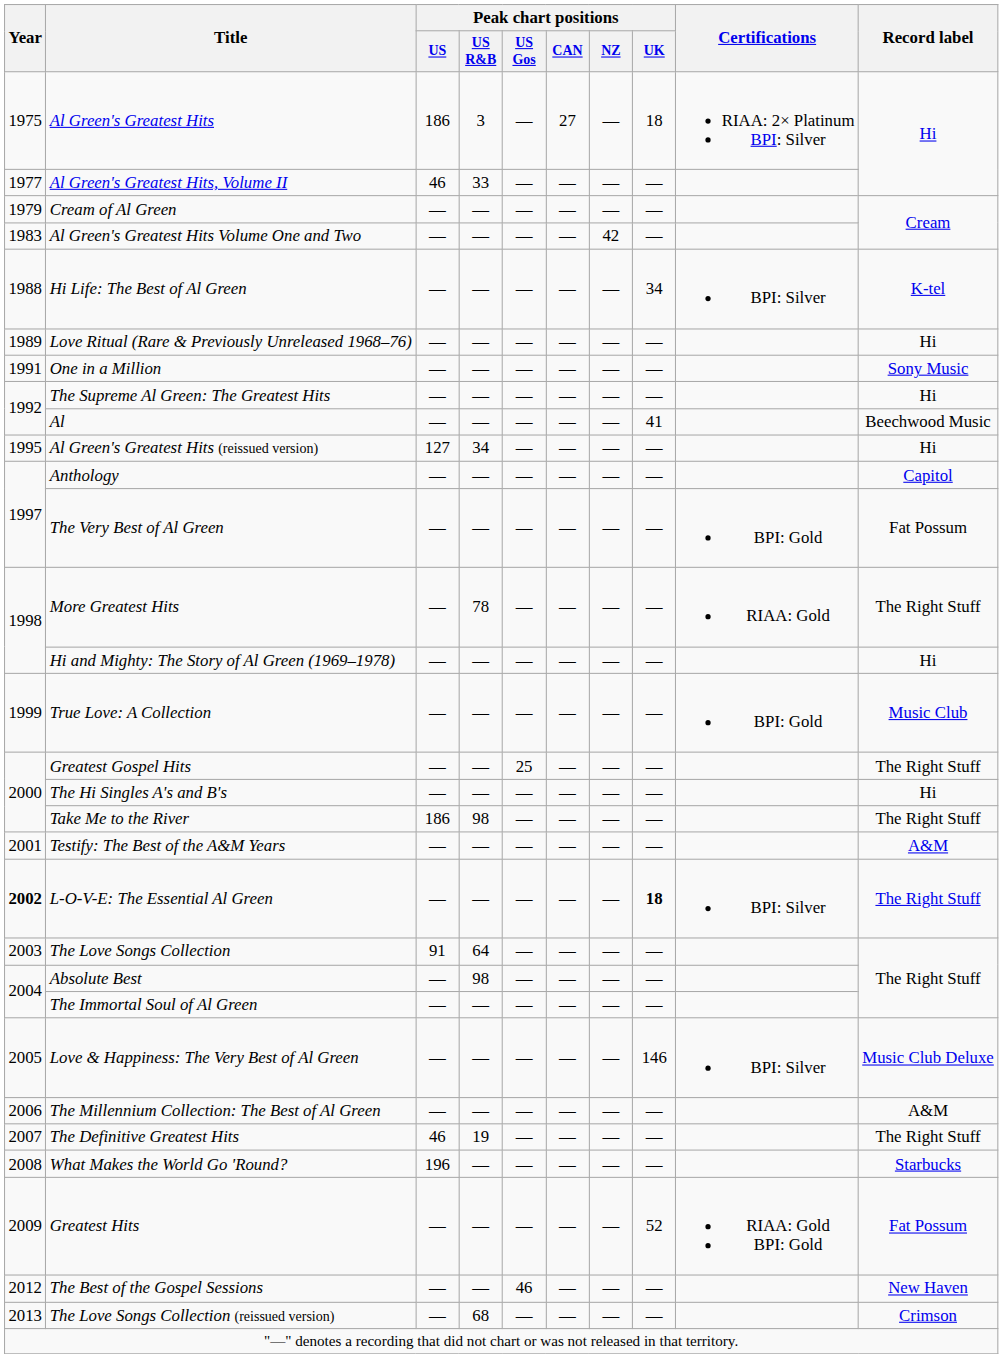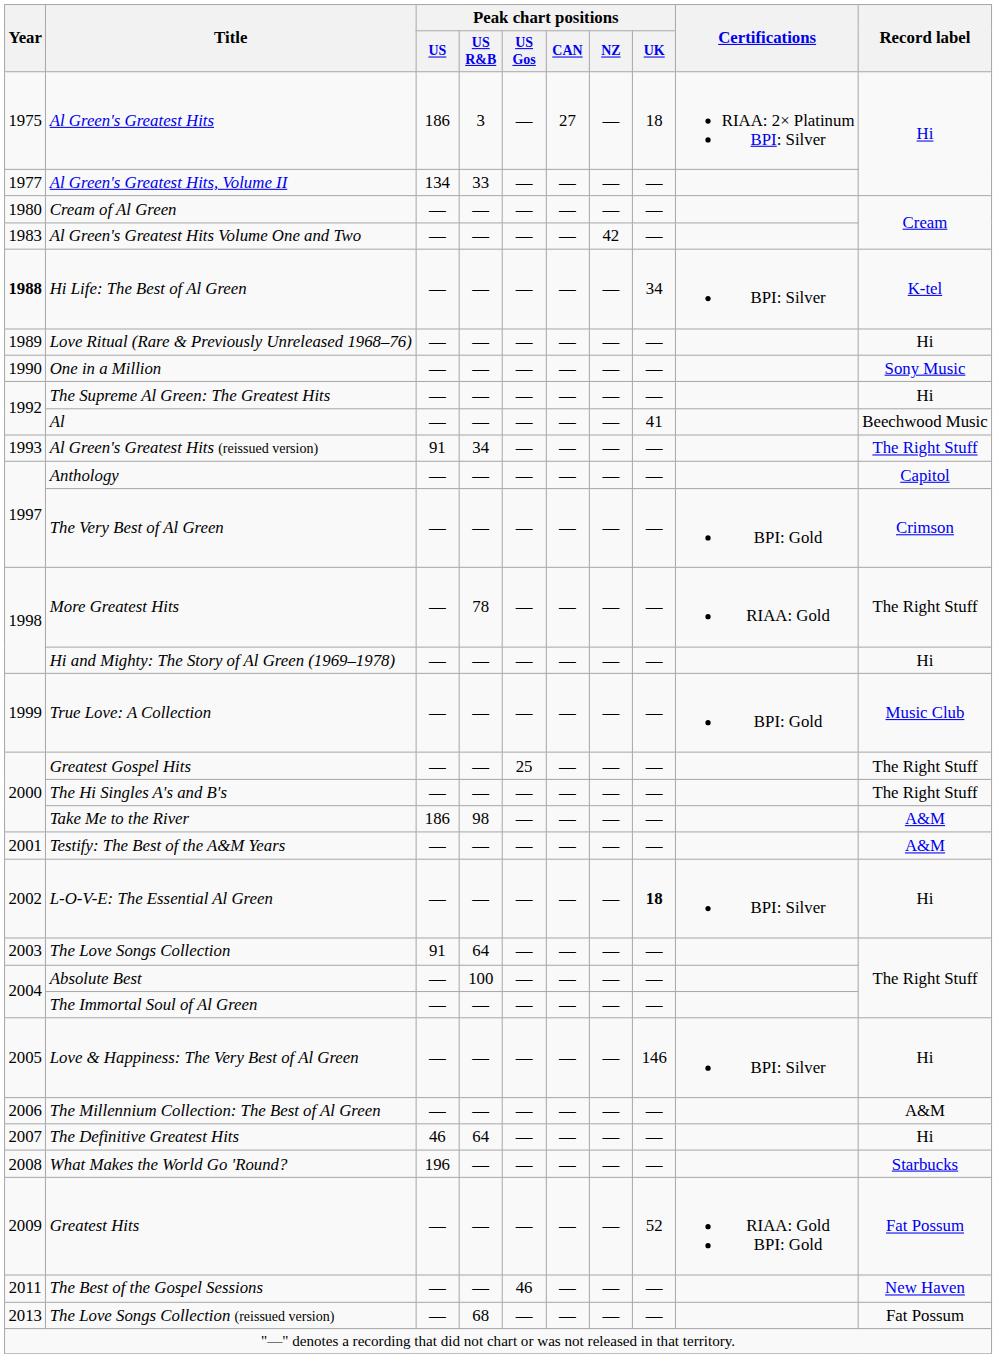(437, 182) 46 -> (437, 182) 134
(25, 209) 1979 -> (25, 209) 1980
(25, 288) normal -> (25, 288) bold
(25, 368) 1991 -> (25, 368) 1990
(25, 448) 1995 -> (25, 448) 1993
(437, 448) 127 -> (437, 448) 91
(928, 448) Hi -> (925, 448) The Right Stuff
(928, 527) Fat Possum -> (925, 527) Crimson
(928, 792) Hi -> (925, 792) The Right Stuff
(928, 819) The Right Stuff -> (925, 819) A&M
(25, 898) bold -> (25, 898) normal
(928, 898) The Right Stuff -> (925, 898) Hi
(481, 978) 98 -> (481, 978) 100
(928, 1057) Music Club Deluxe -> (925, 1057) Hi
(481, 1137) 19 -> (481, 1137) 64
(928, 1137) The Right Stuff -> (925, 1137) Hi
(25, 1288) 2012 -> (25, 1288) 2011
(928, 1315) Crimson -> (925, 1315) Fat Possum
